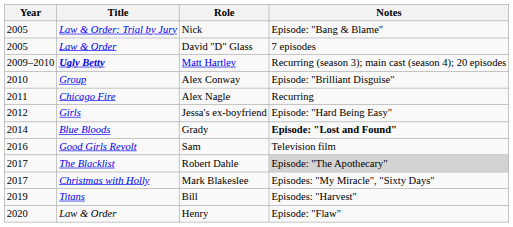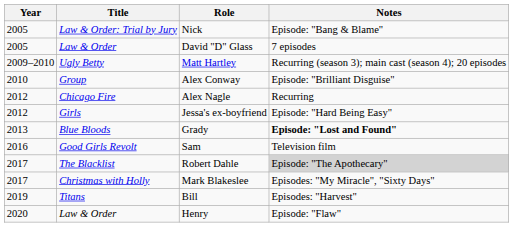(82, 63) bold -> (82, 63) normal
(17, 96) 2011 -> (17, 96) 2012
(17, 130) 2014 -> (17, 130) 2013
